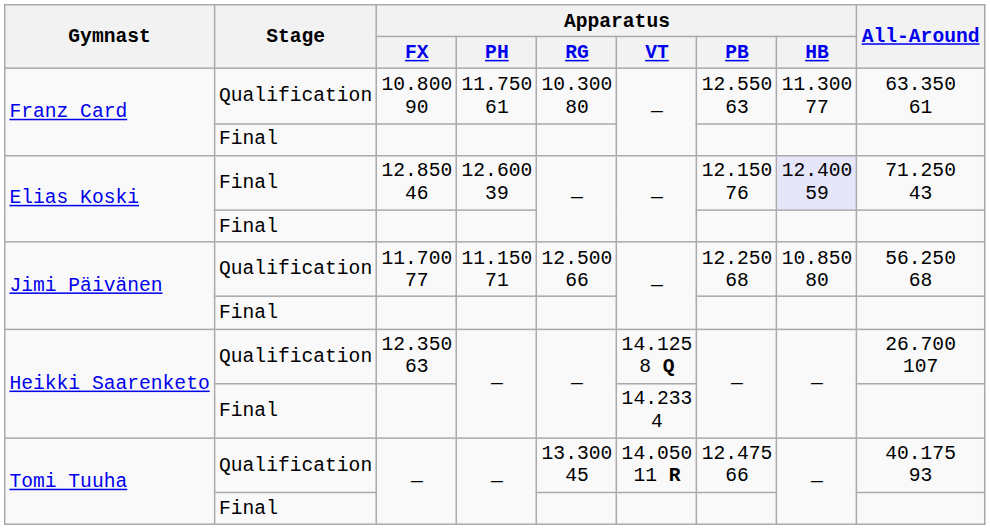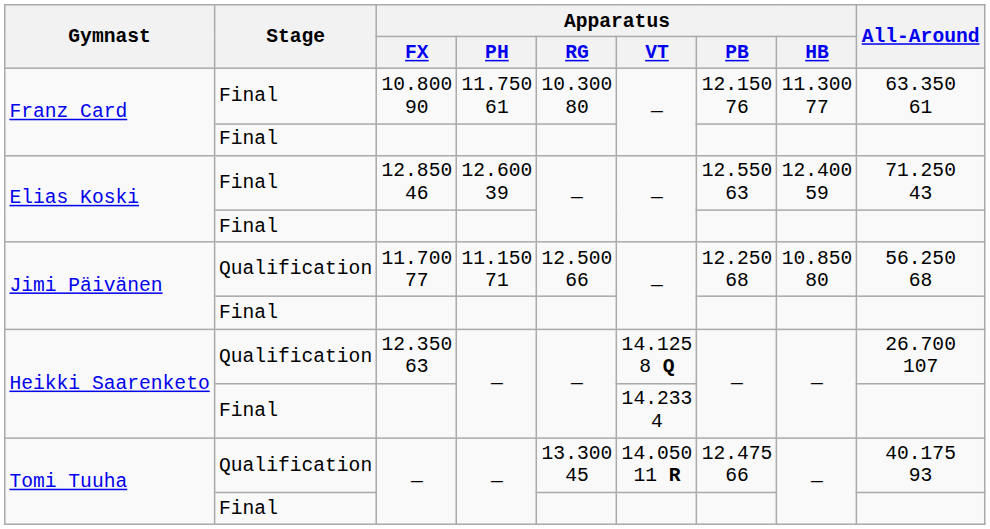(296, 96) Qualification -> (248, 96) Final
(737, 96) 12.550 63 -> (737, 96) 12.150 76
(737, 183) 12.150 76 -> (737, 183) 12.550 63
(817, 183) lavender background -> (817, 183) no background
